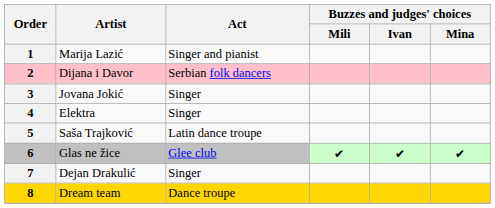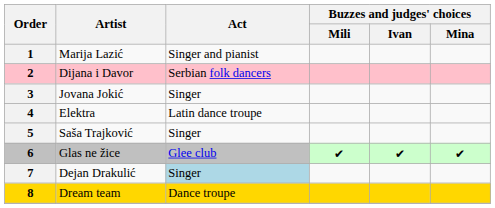(185, 113) Singer -> (215, 113) Latin dance troupe
(215, 133) Latin dance troupe -> (185, 133) Singer
(185, 173) no background -> (185, 173) lightblue background
